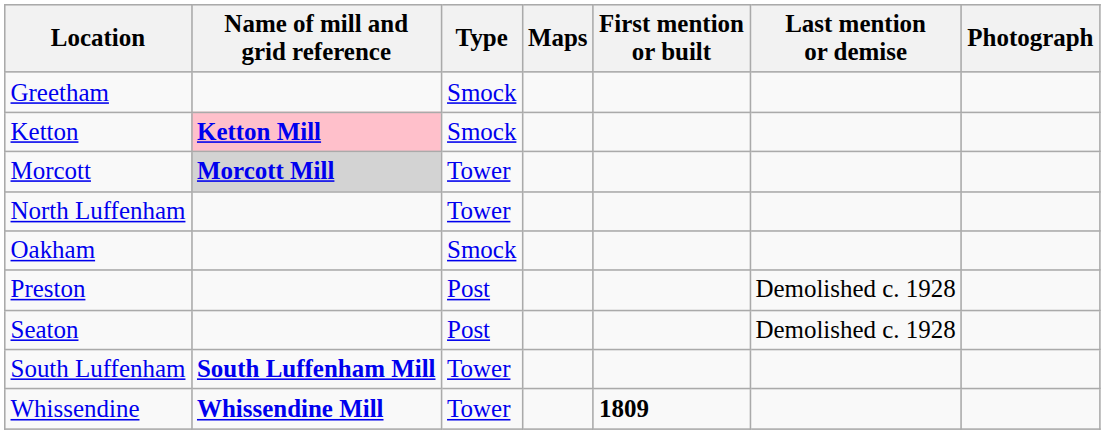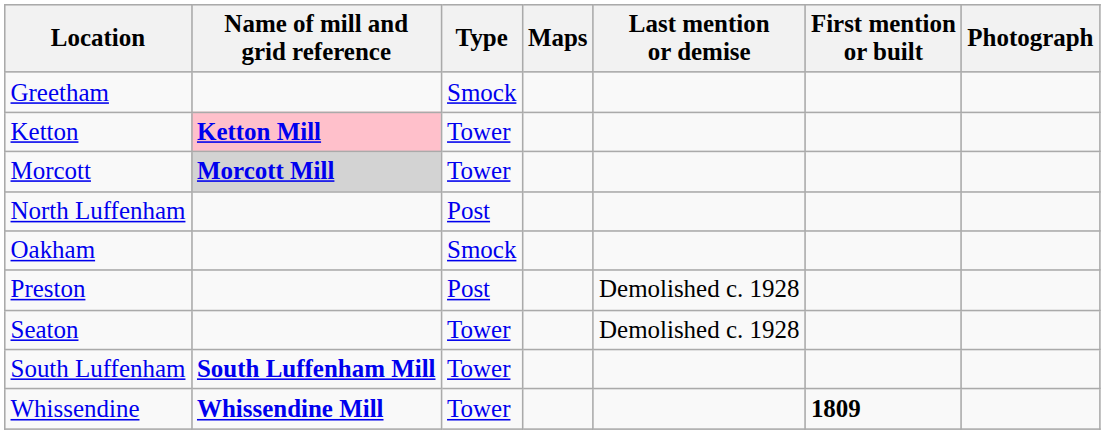columns swapped: (671, 38) <-> (856, 38)
(482, 131) Smock -> (479, 131) Tower
(479, 210) Tower -> (469, 210) Post
(469, 329) Post -> (479, 329) Tower
